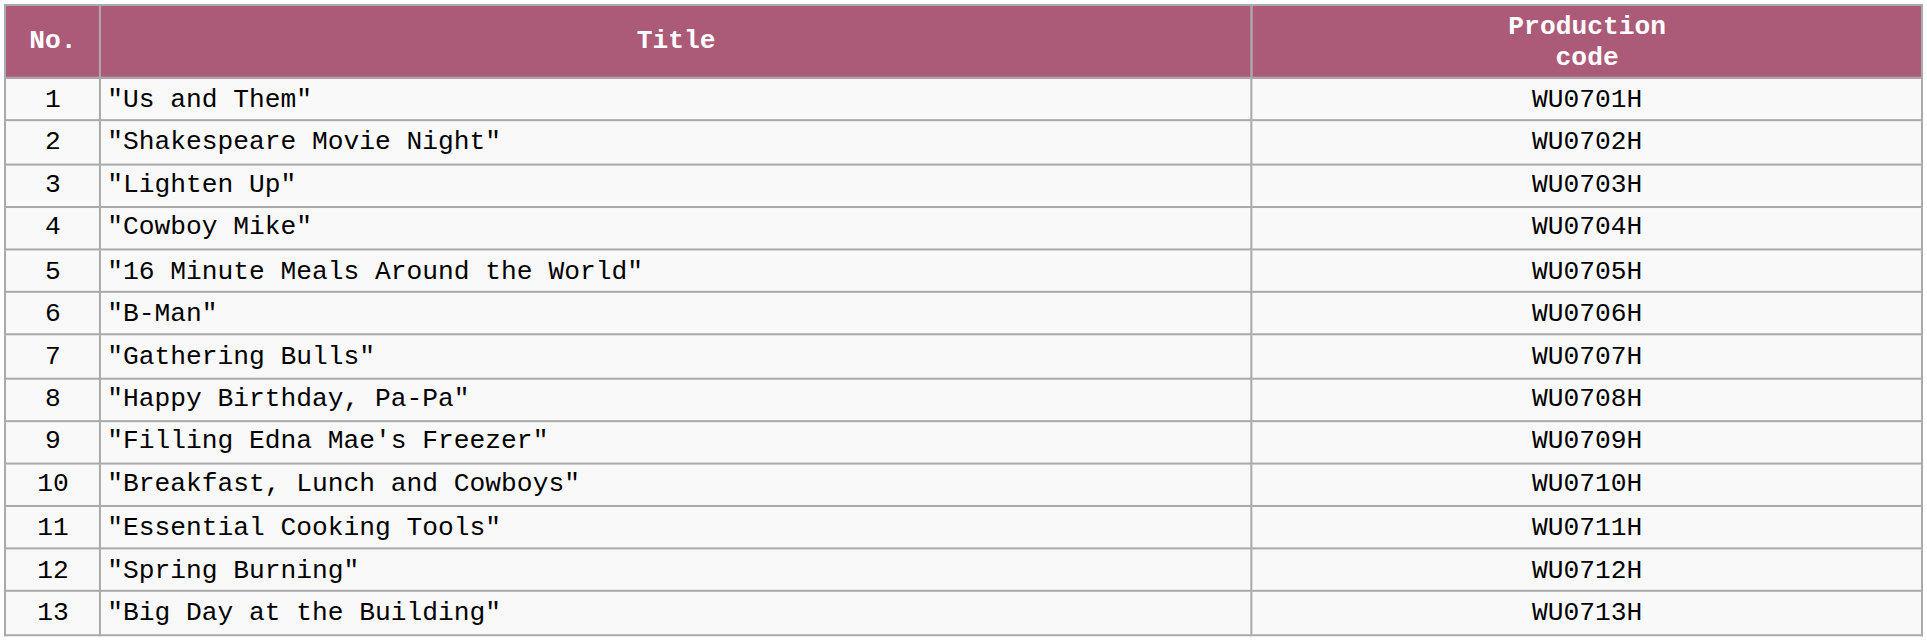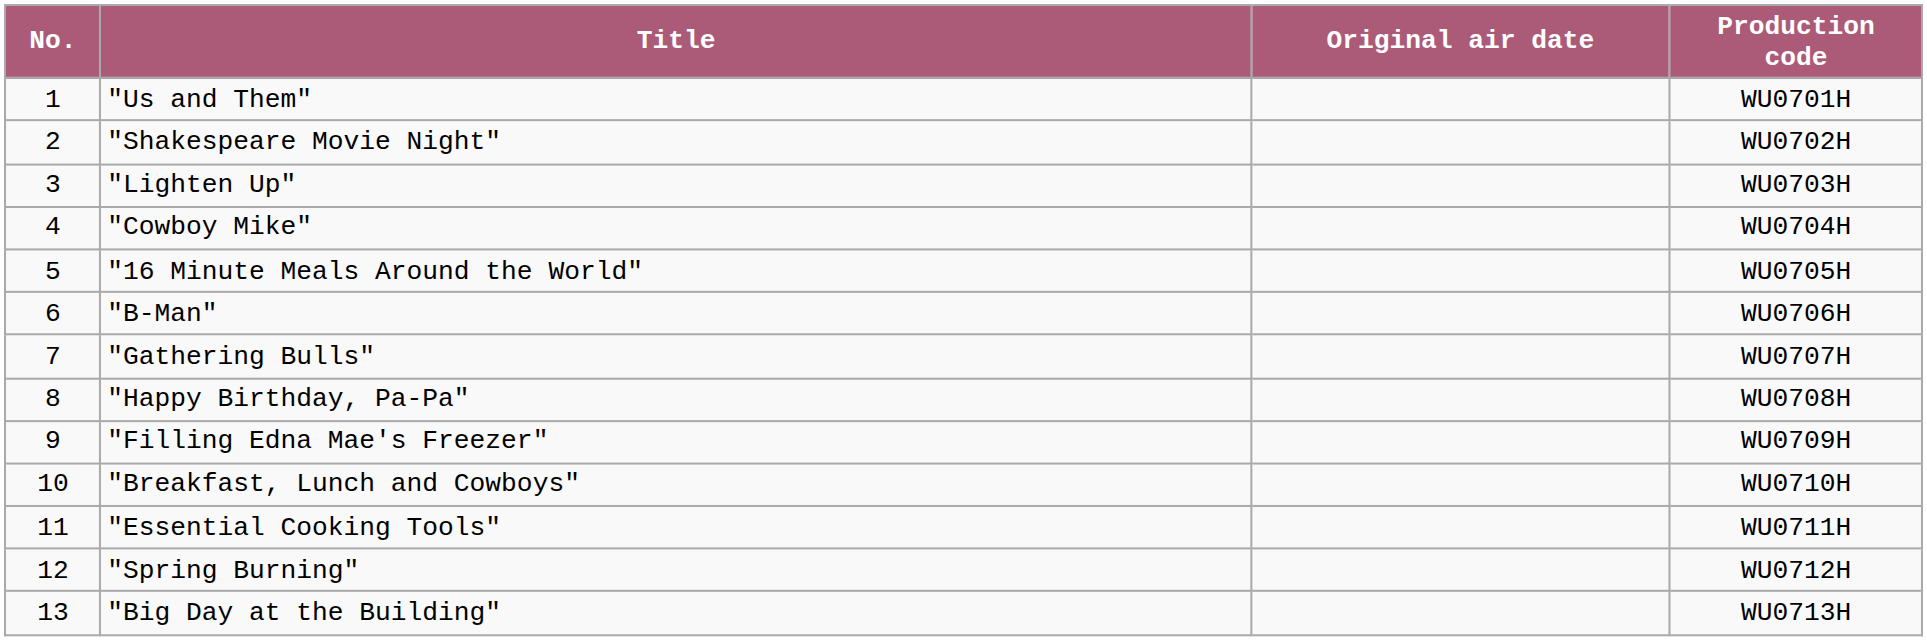+ column: (1460, 42)
